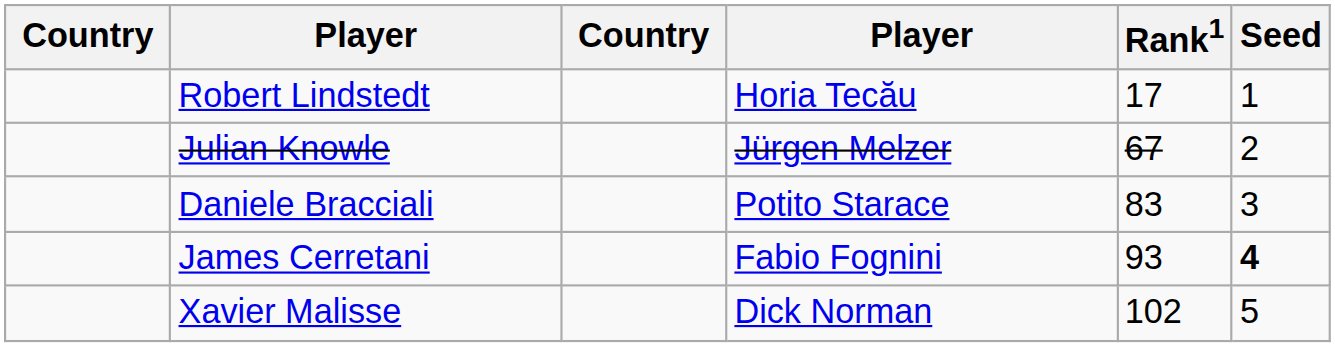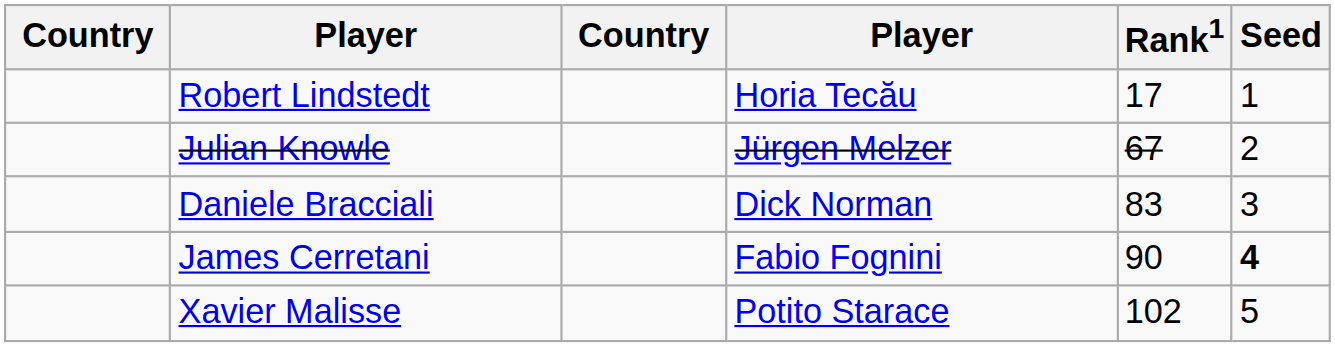(842, 203) Potito Starace -> (833, 203) Dick Norman
(1144, 258) 93 -> (1144, 258) 90
(833, 312) Dick Norman -> (842, 312) Potito Starace
